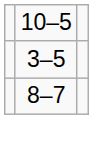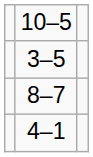+ row: (46, 132)
